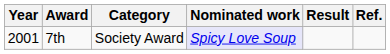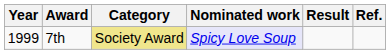(23, 37) 2001 -> (23, 37) 1999
(139, 37) no background -> (139, 37) khaki background
